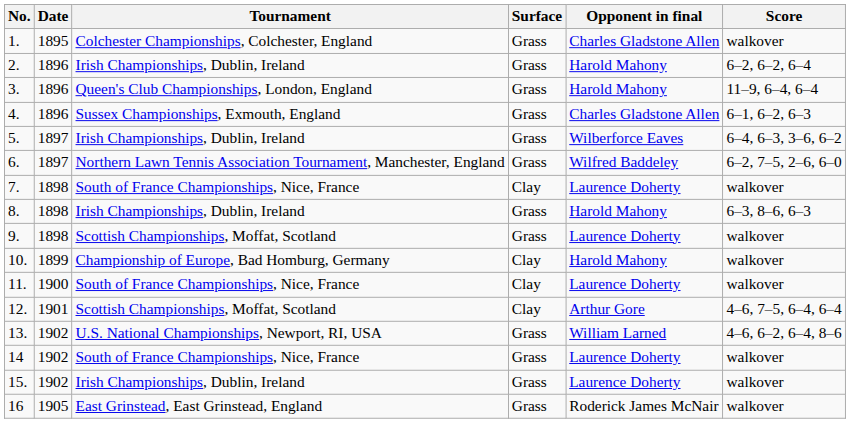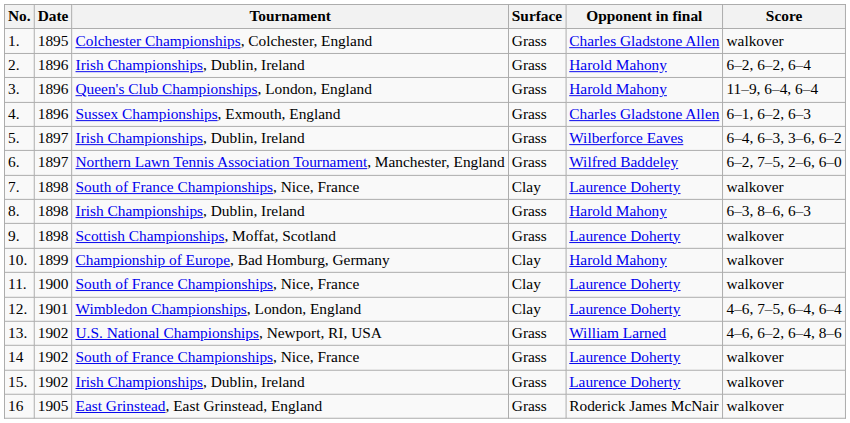(206, 308) Scottish Championships, Moffat, Scotland -> (218, 308) Wimbledon Championships, London, England
(607, 308) Arthur Gore -> (625, 308) Laurence Doherty
